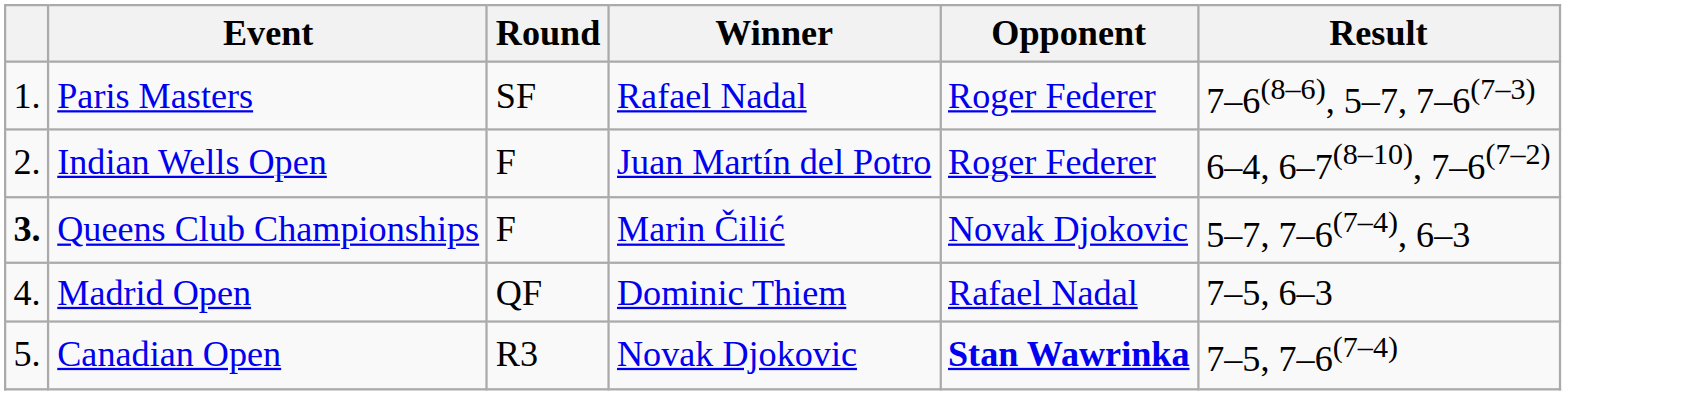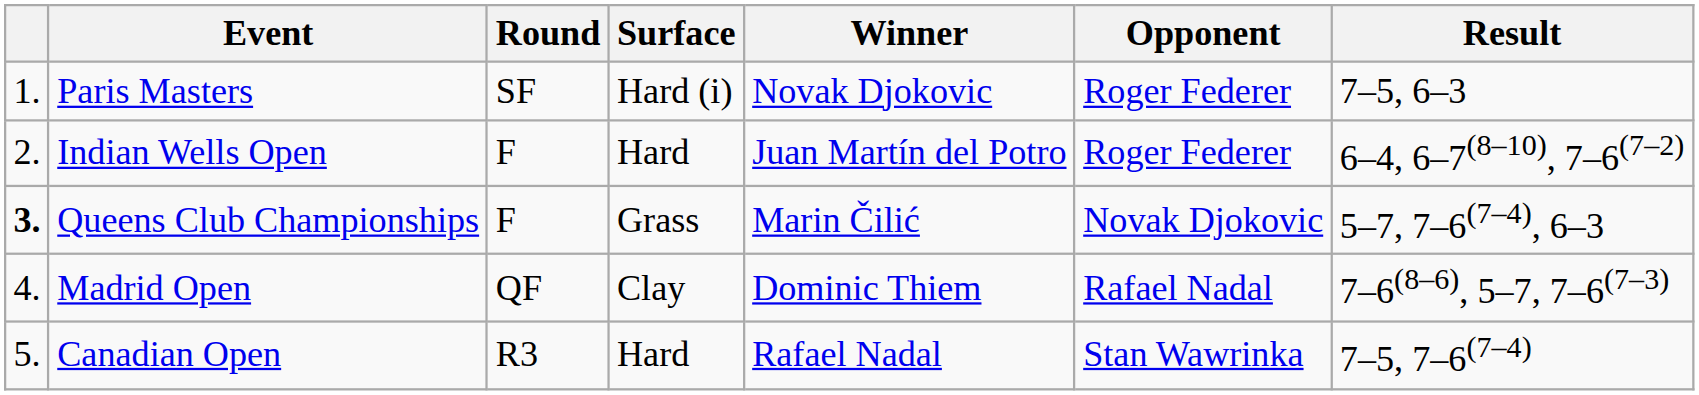+ column: (676, 33)
(712, 95) Rafael Nadal -> (872, 90) Novak Djokovic
(1371, 95) 7–6(8–6), 5–7, 7–6(7–3) -> (1403, 90) 7–5, 6–3
(1269, 291) 7–5, 6–3 -> (1505, 287) 7–6(8–6), 5–7, 7–6(7–3)
(737, 354) Novak Djokovic -> (847, 354) Rafael Nadal
(1069, 354) bold -> (1193, 354) normal
